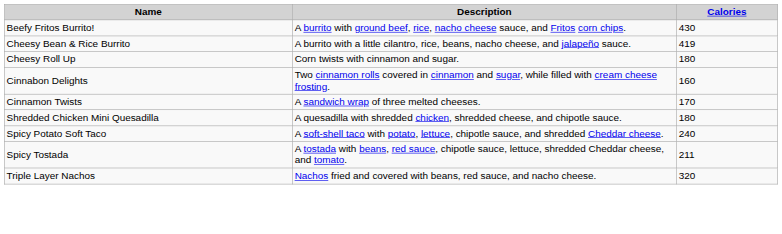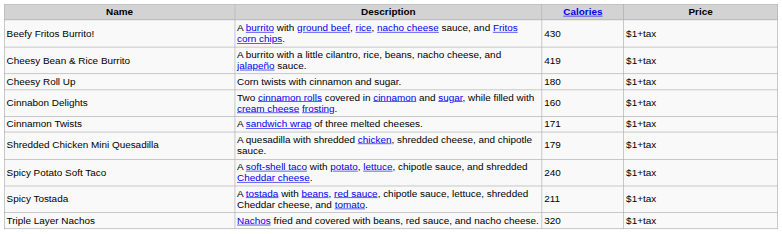+ column: (701, 12)
(687, 102) 170 -> (553, 124) 171
(687, 117) 180 -> (553, 145) 179
